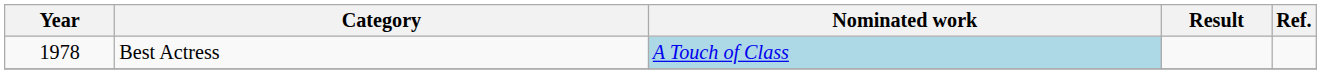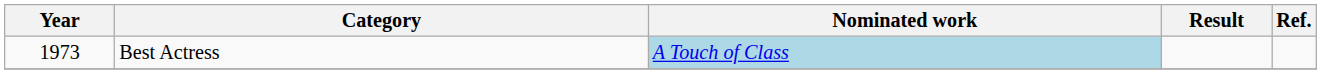(60, 52) 1978 -> (60, 52) 1973
